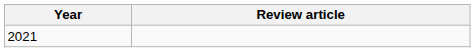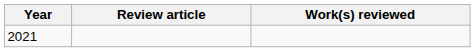+ column: (360, 15)
